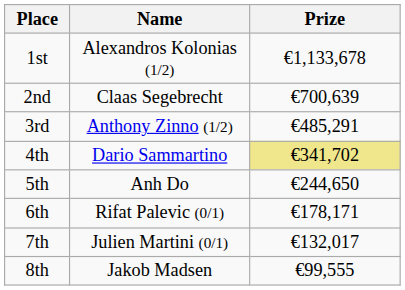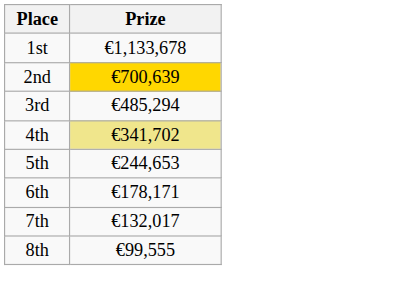- column: (160, 18)
(325, 97) no background -> (145, 76) gold background
(325, 126) €485,291 -> (145, 105) €485,294
(325, 184) €244,650 -> (145, 163) €244,653
